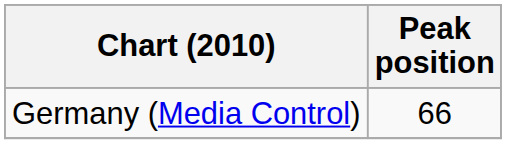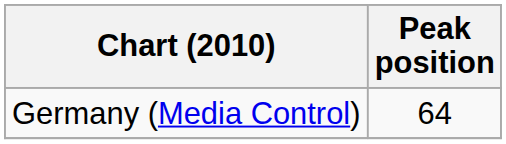(435, 112) 66 -> (435, 112) 64
